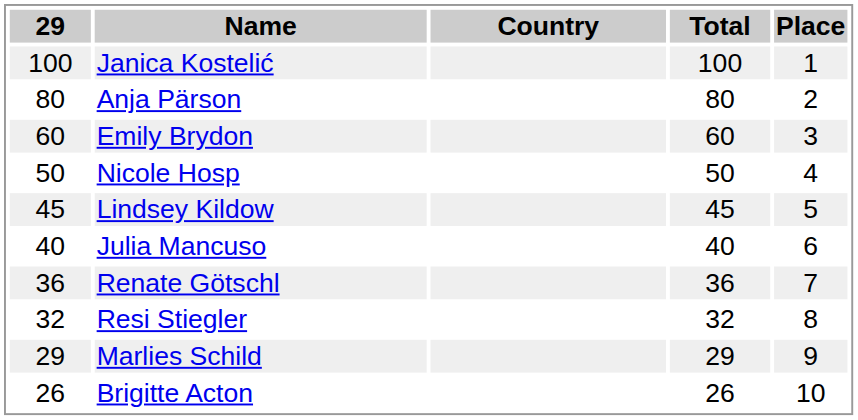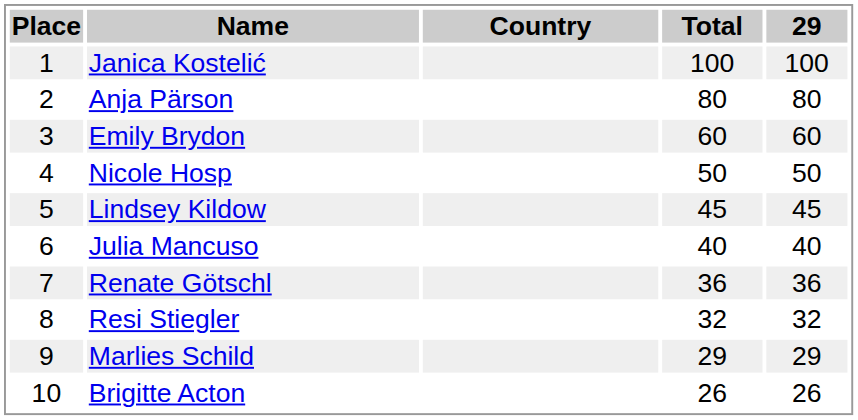columns swapped: (811, 26) <-> (50, 26)
